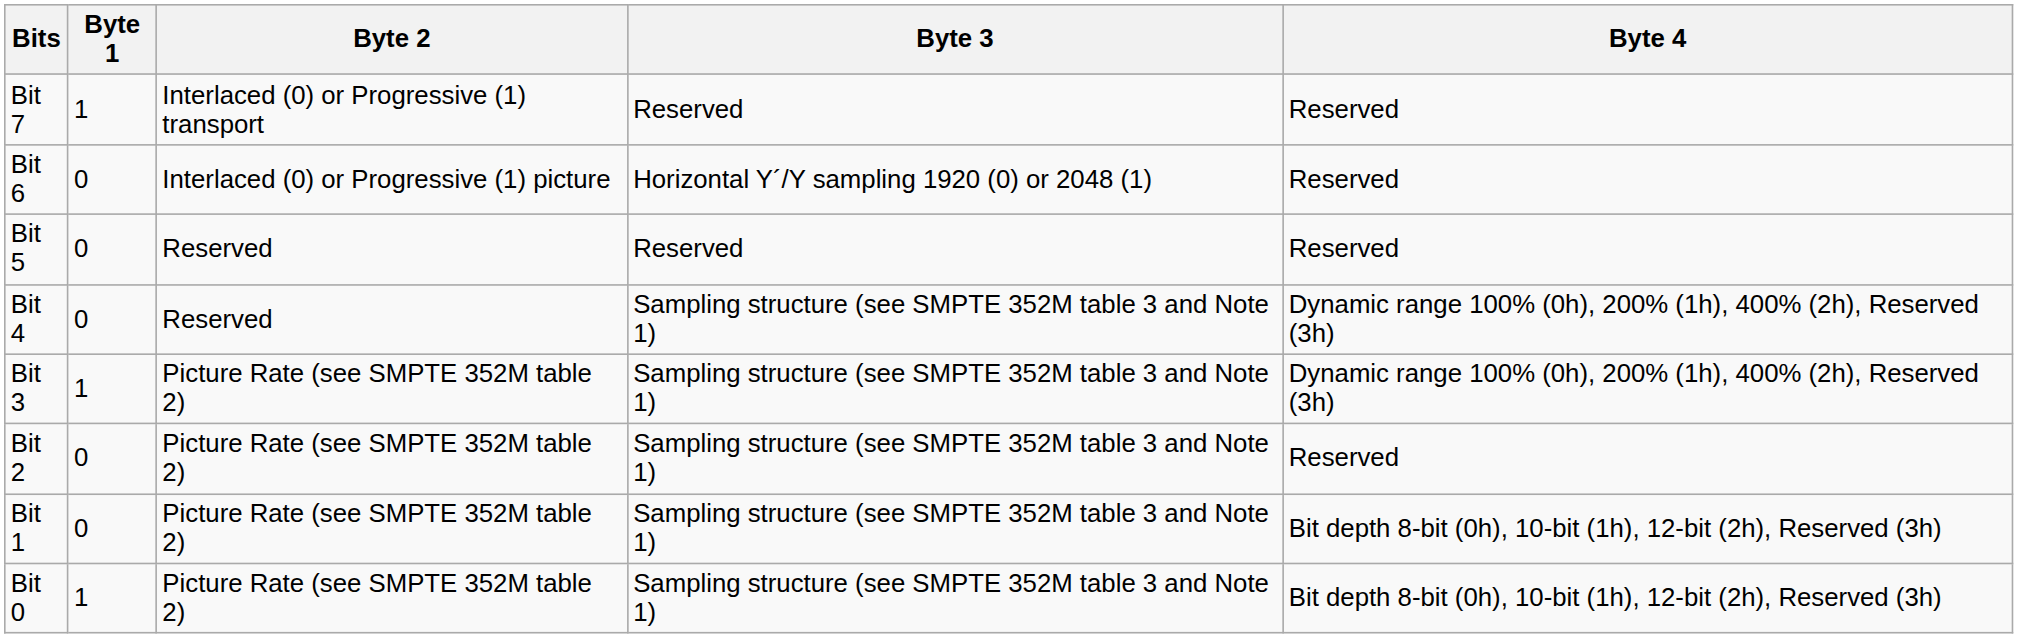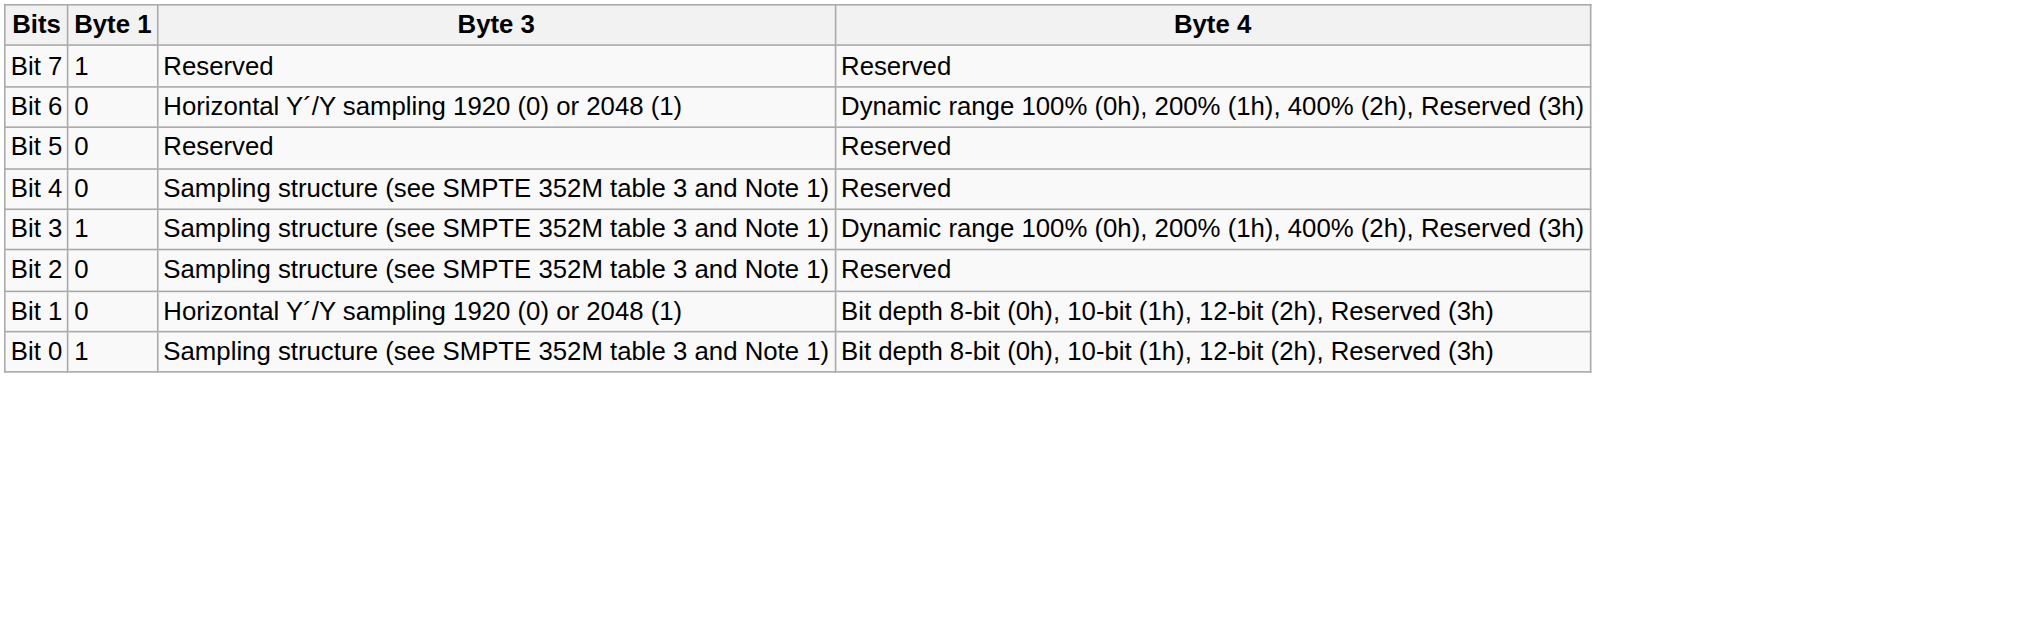- column: (392, 39)
(1344, 179) Reserved -> (1213, 106) Dynamic range 100% (0h), 200% (1h), 400% (2h), Reserved (3h)
(1634, 318) Dynamic range 100% (0h), 200% (1h), 400% (2h), Reserved (3h) -> (896, 188) Reserved
(951, 528) Sampling structure (see SMPTE 352M table 3 and Note 1) -> (423, 310) Horizontal Y´/Y sampling 1920 (0) or 2048 (1)
